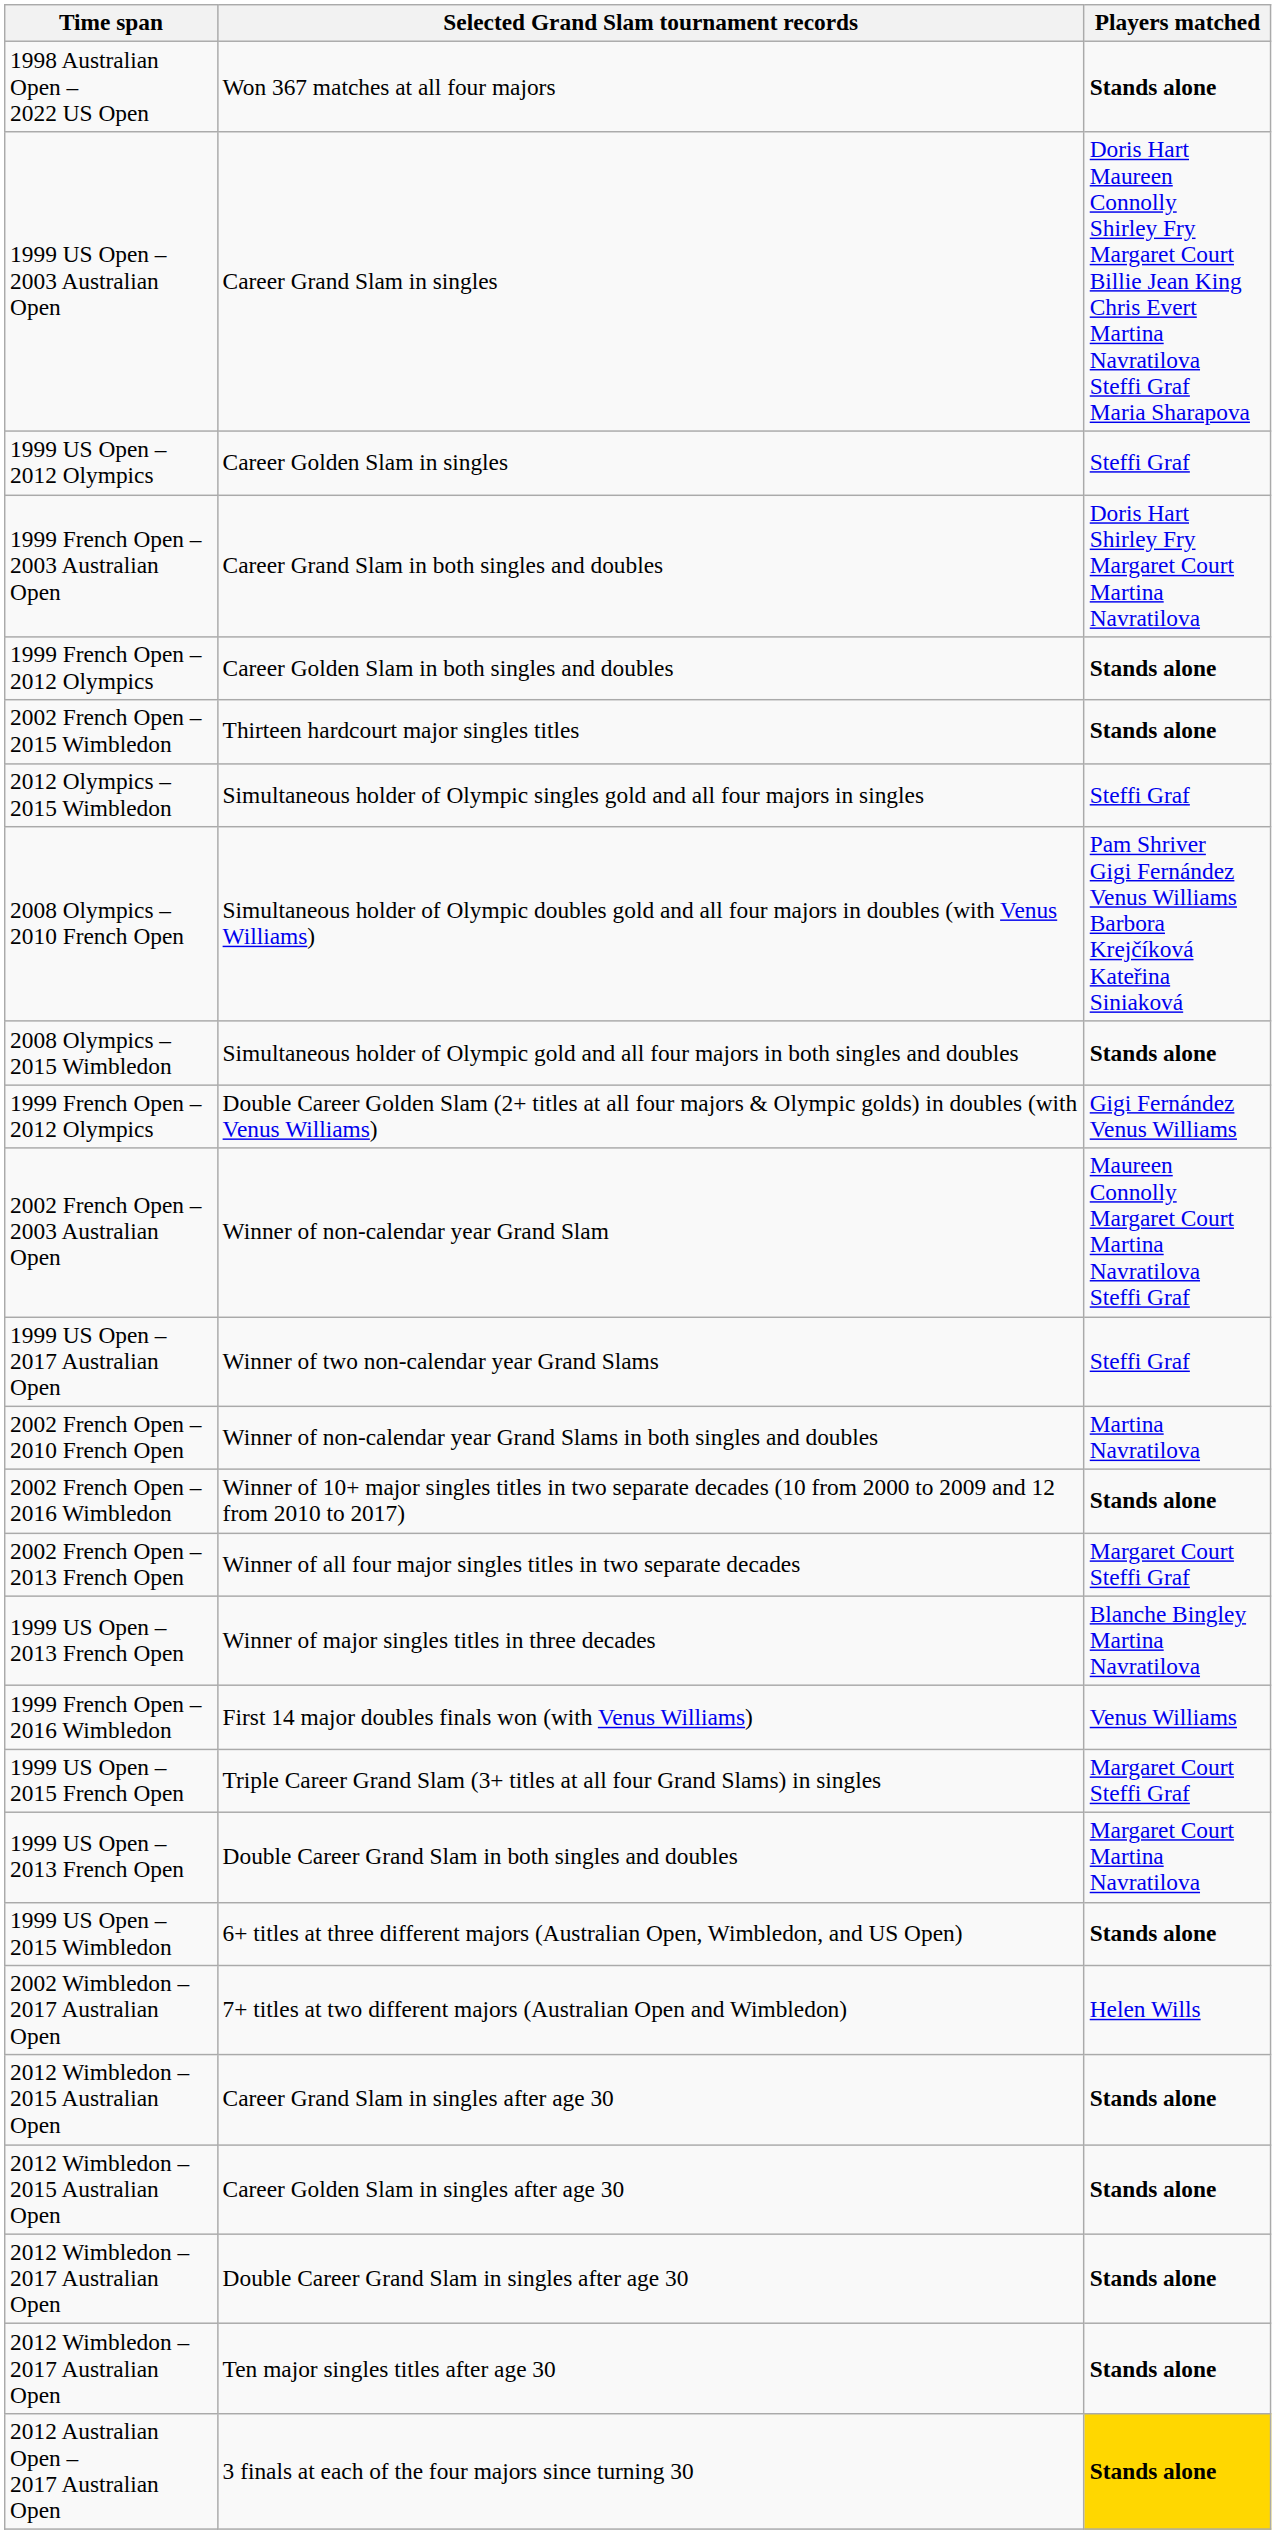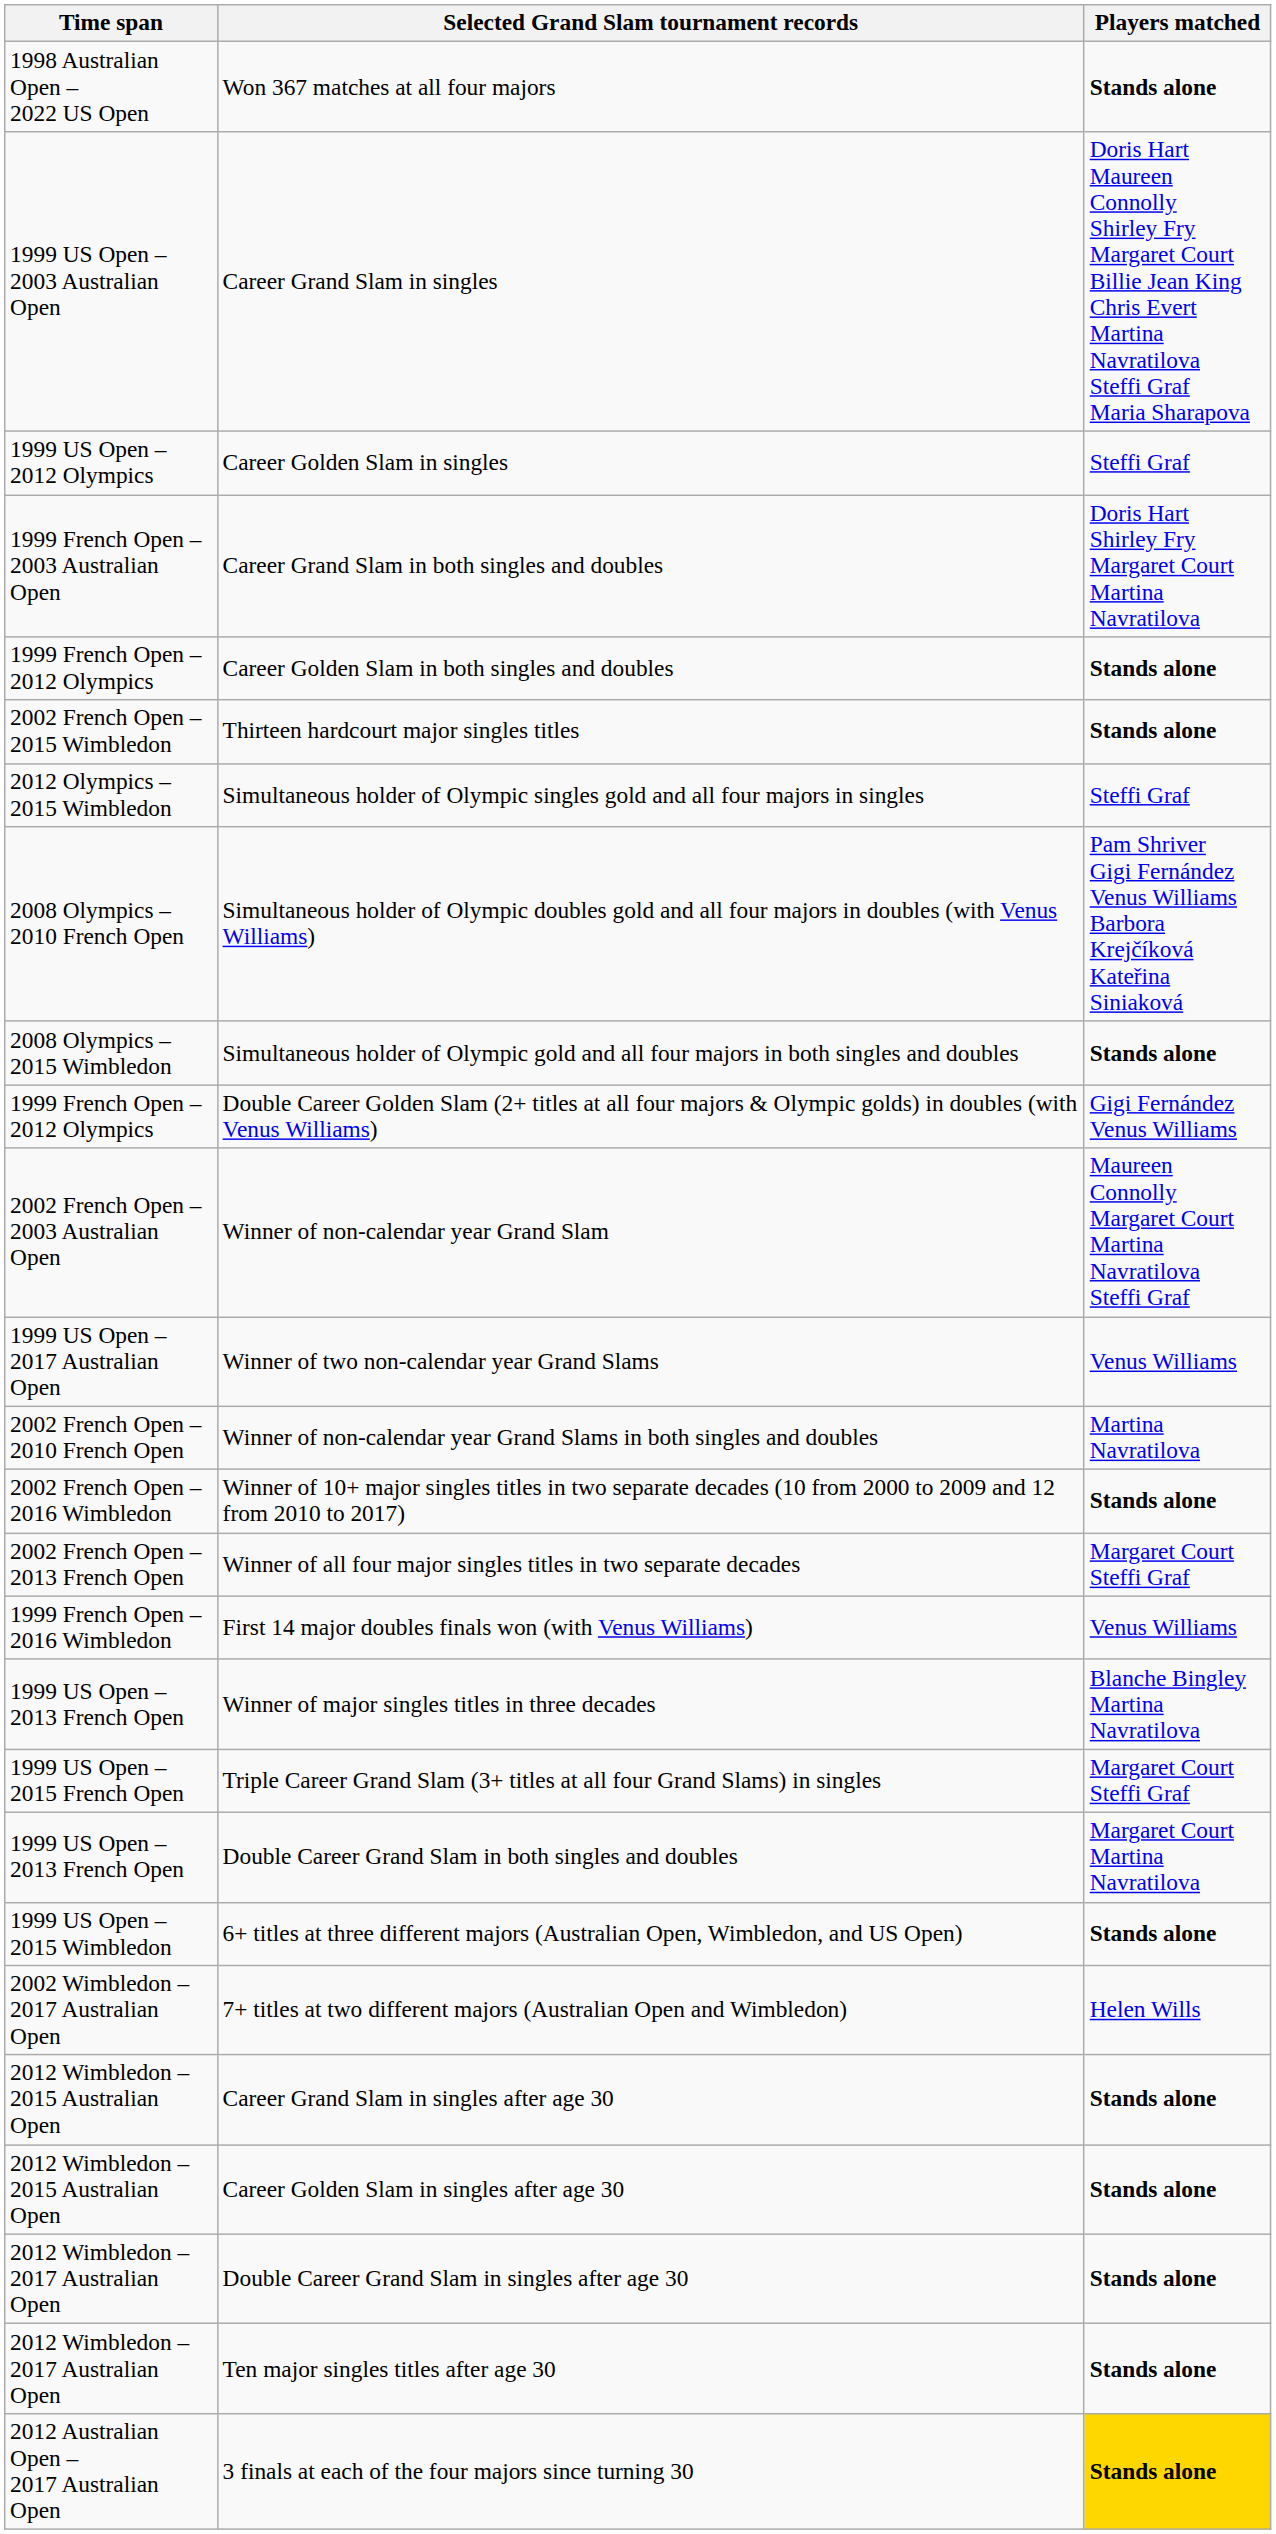(1140, 1361) Steffi Graf -> (1163, 1361) Venus Williams
rows swapped: (439, 1640) <-> (488, 1717)
